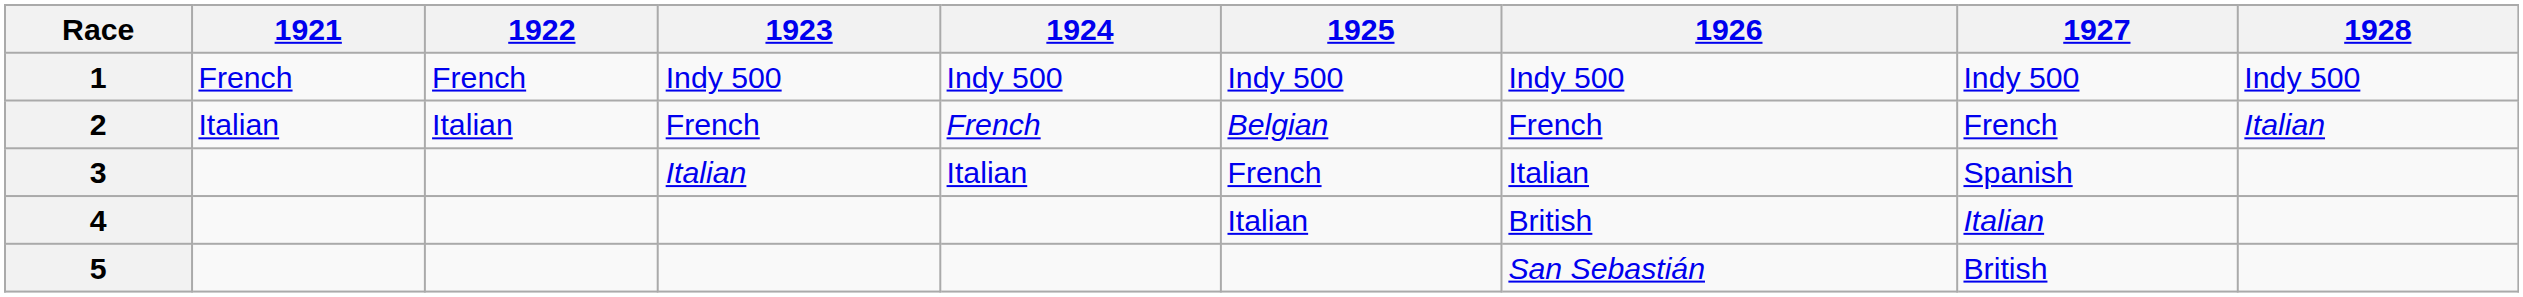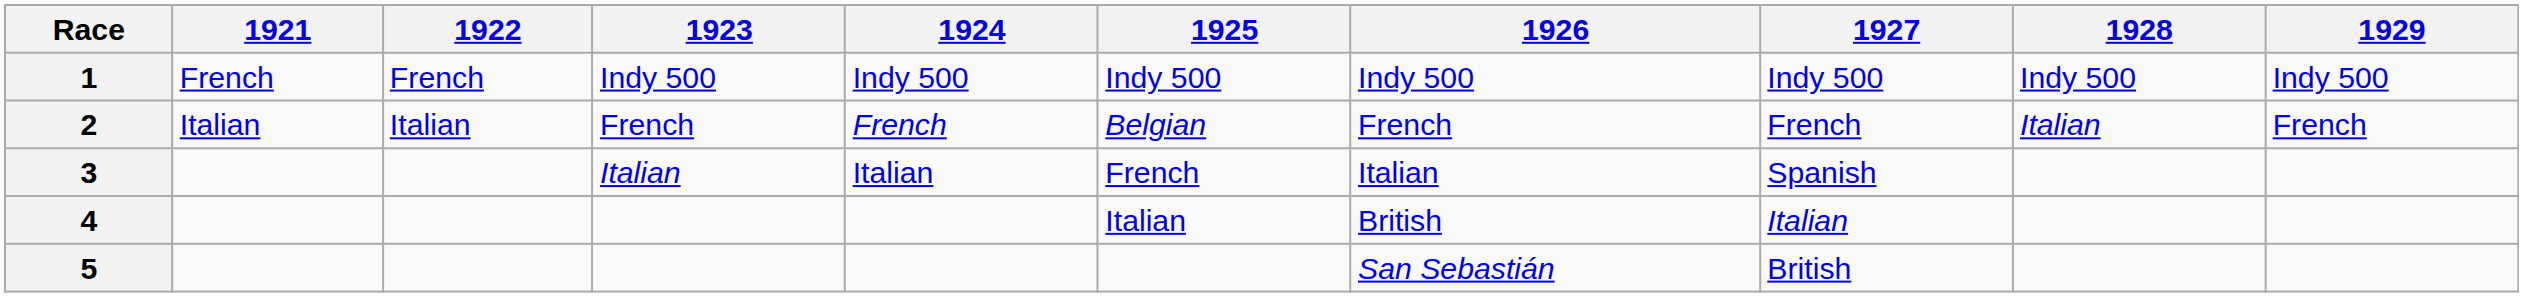+ column: (2392, 29)
